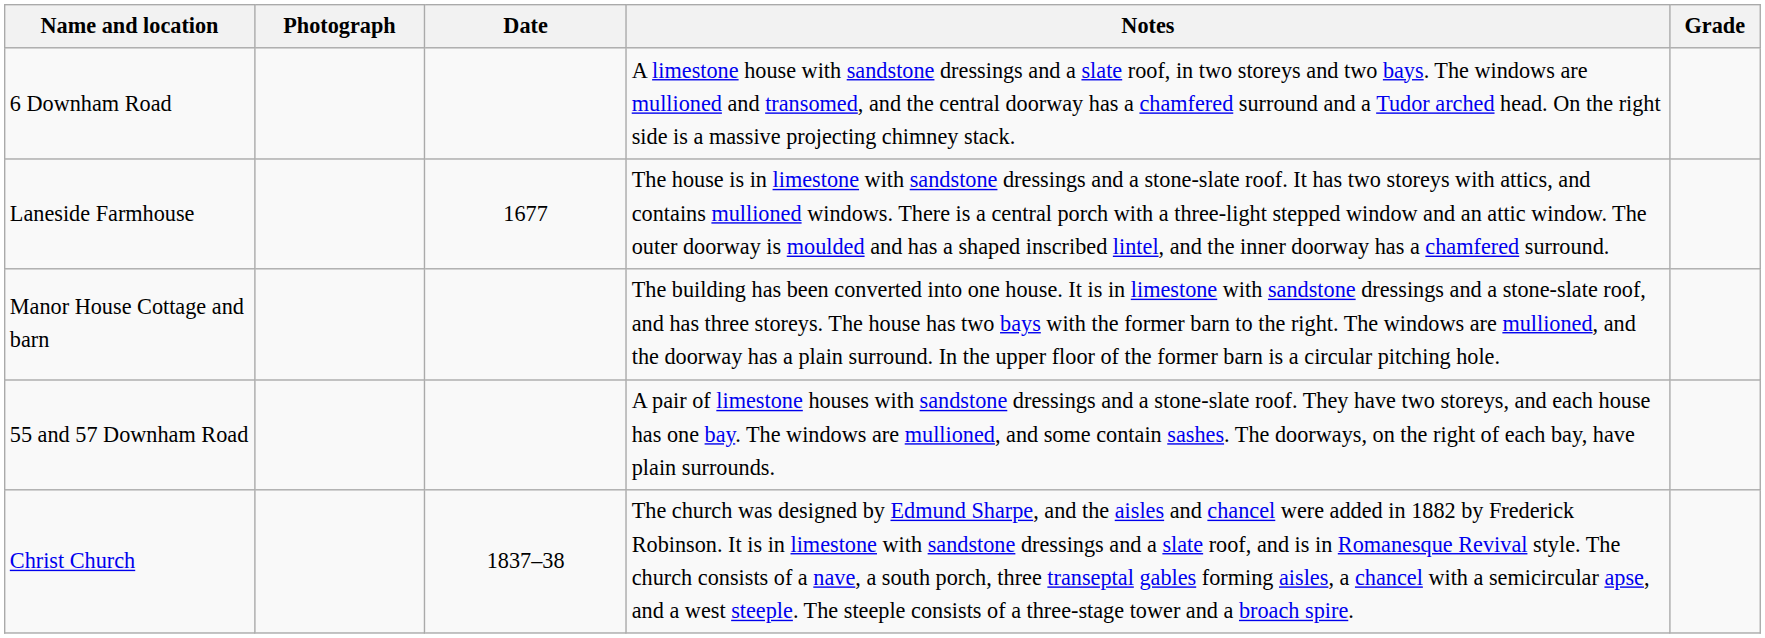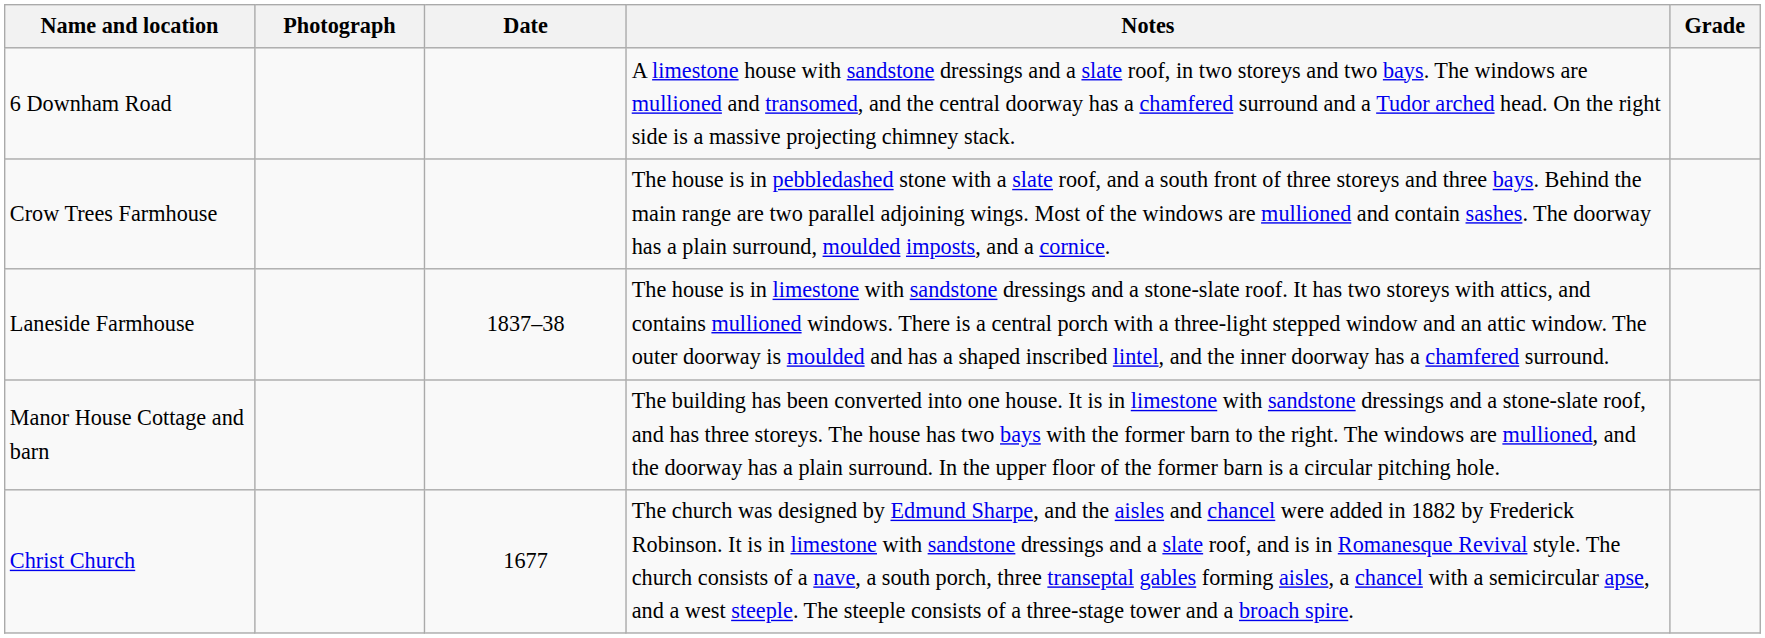+ row: (114, 213)
(526, 213) 1677 -> (526, 323) 1837–38
- row: (129, 434)
(526, 561) 1837–38 -> (526, 561) 1677
